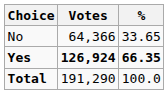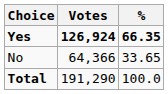rows swapped: (19, 57) <-> (15, 36)
